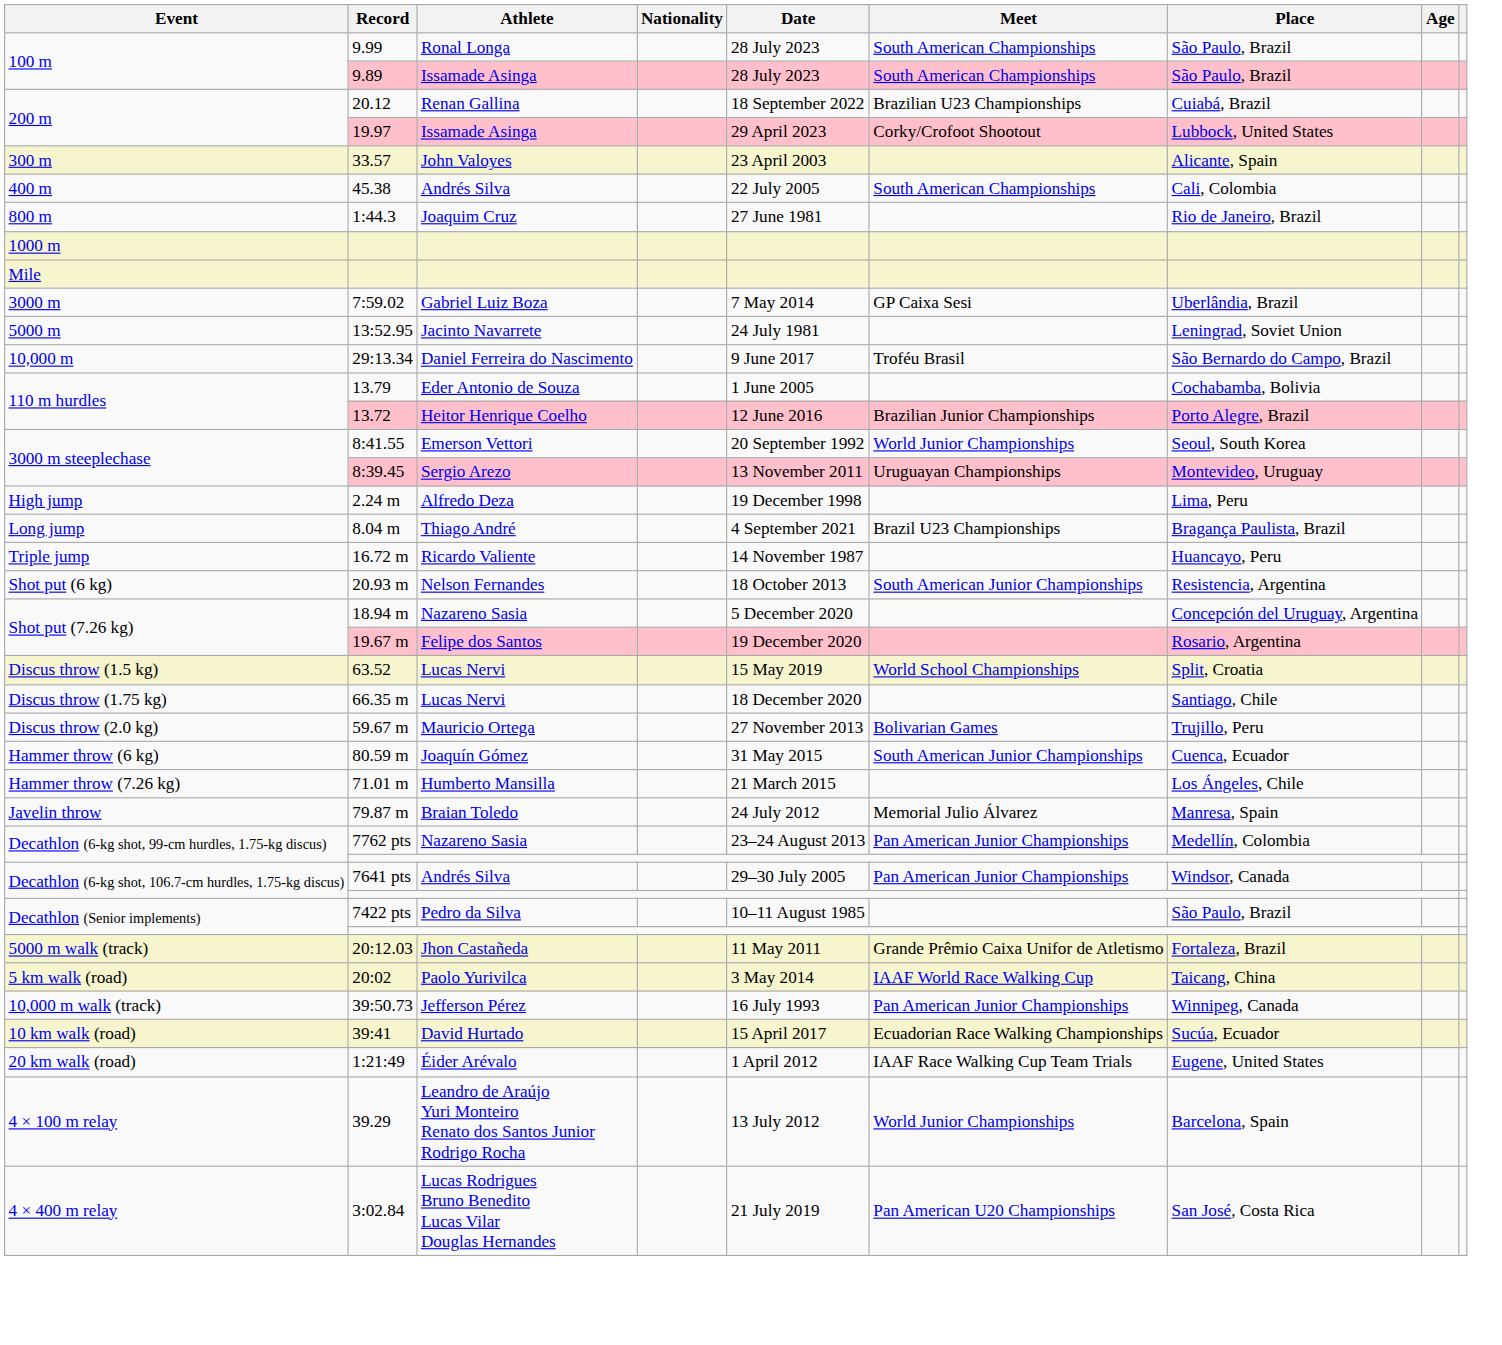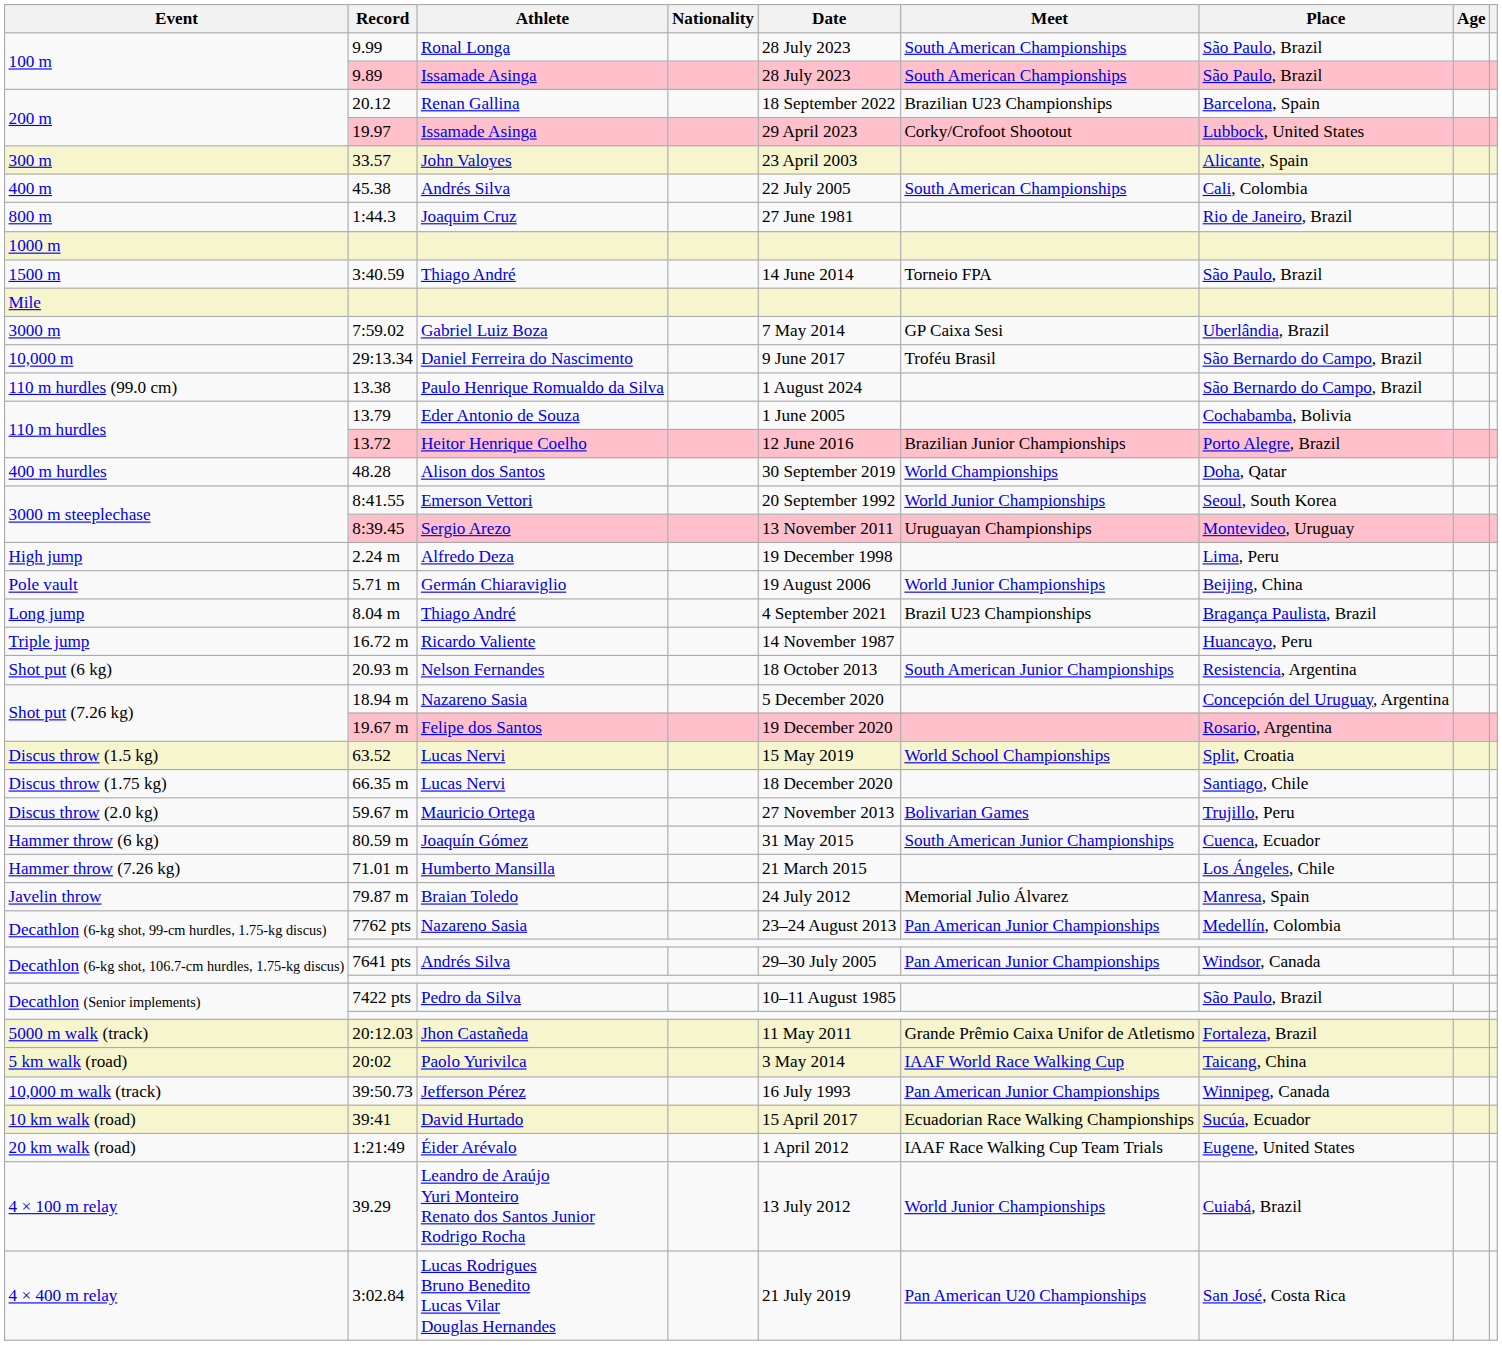(1221, 103) Cuiabá, Brazil -> (1261, 103) Barcelona, Spain
+ row: (35, 273)
- row: (35, 330)
+ row: (93, 387)
+ row: (58, 471)
+ row: (43, 585)
(1230, 1121) Barcelona, Spain -> (1252, 1206) Cuiabá, Brazil
